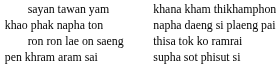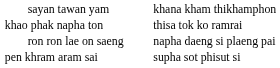(214, 25) napha daeng si plaeng pai -> (198, 25) thisa tok ko ramrai
(198, 41) thisa tok ko ramrai -> (214, 41) napha daeng si plaeng pai
